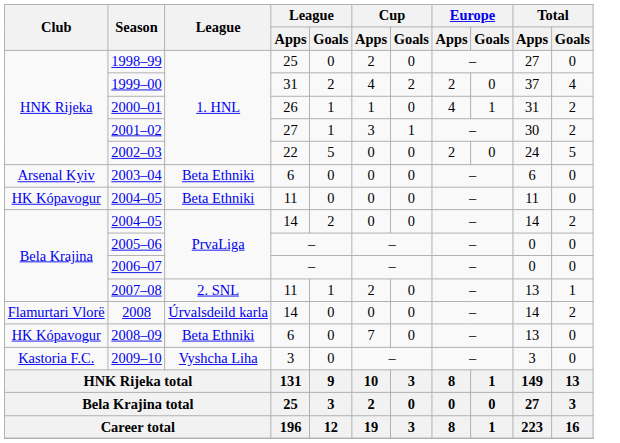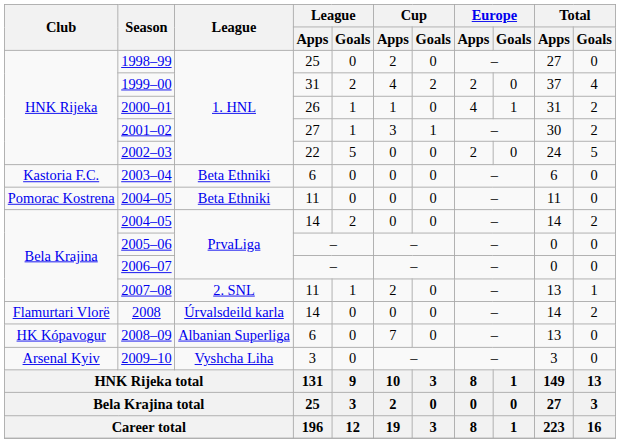(56, 175) Arsenal Kyiv -> (61, 175) Kastoria F.C.
(56, 198) HK Kópavogur -> (61, 198) Pomorac Kostrena
(218, 335) Beta Ethniki -> (234, 335) Albanian Superliga
(56, 358) Kastoria F.C. -> (61, 358) Arsenal Kyiv
